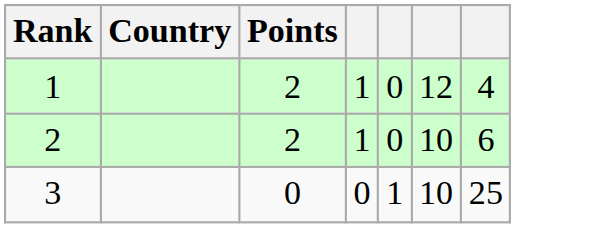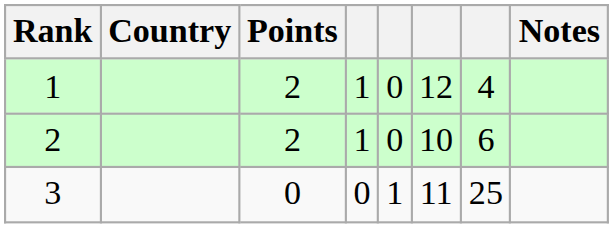+ column: (559, 31)
(436, 193) 10 -> (436, 193) 11
